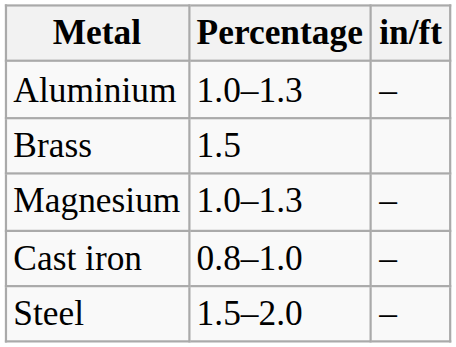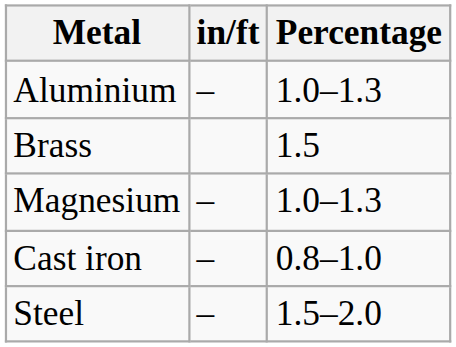columns swapped: (280, 32) <-> (411, 32)
